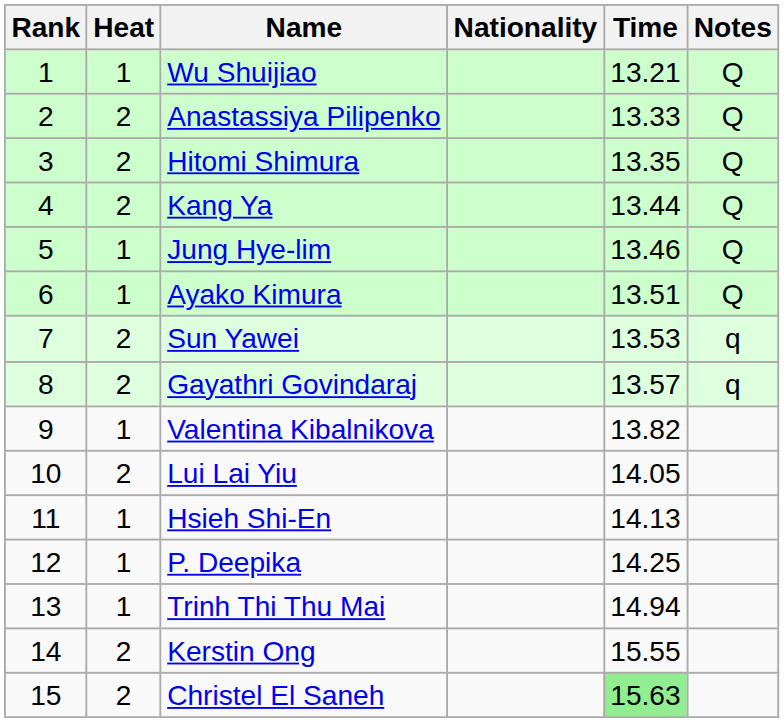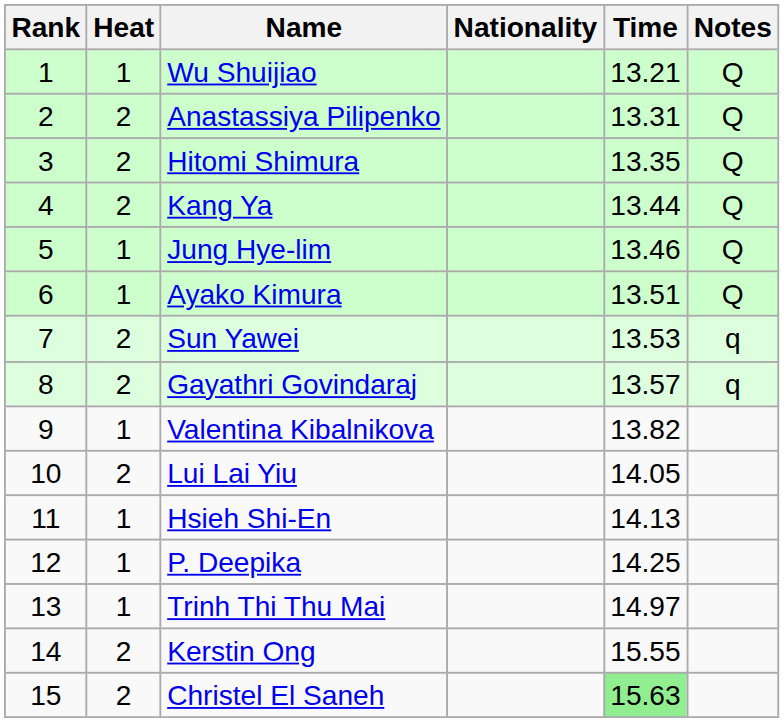(645, 116) 13.33 -> (645, 116) 13.31
(645, 606) 14.94 -> (645, 606) 14.97
